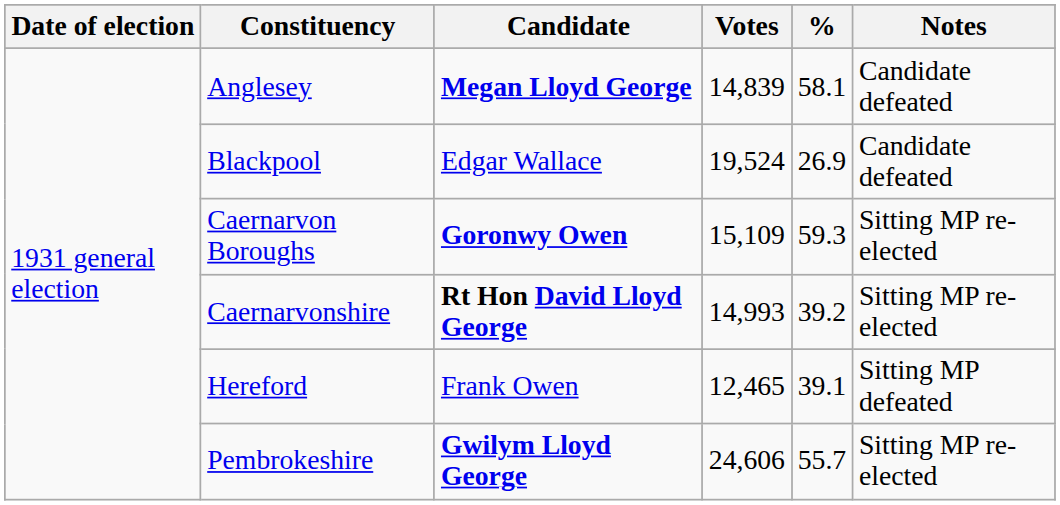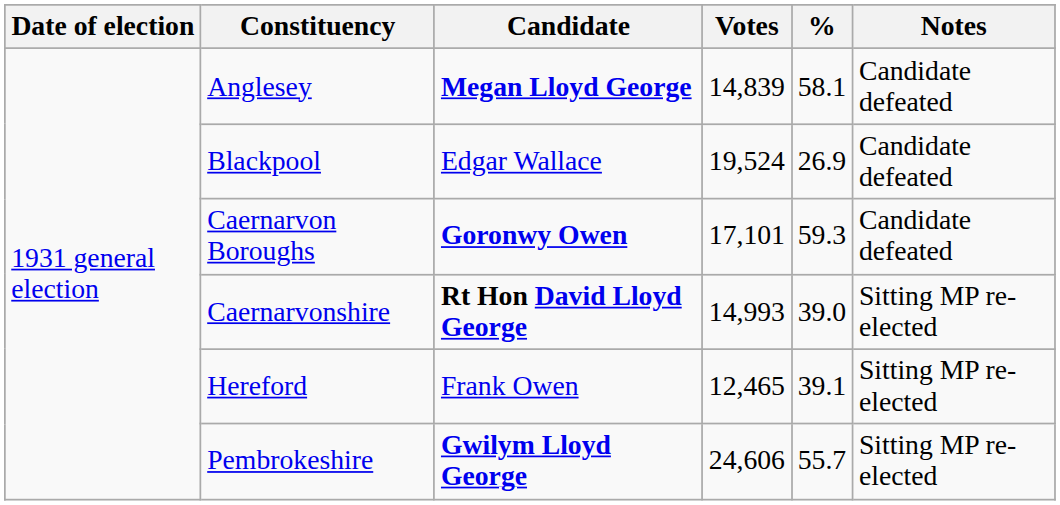(747, 235) 15,109 -> (747, 235) 17,101
(938, 235) Sitting MP re-elected -> (915, 235) Candidate defeated
(822, 311) 39.2 -> (822, 311) 39.0
(919, 386) Sitting MP defeated -> (938, 386) Sitting MP re-elected
